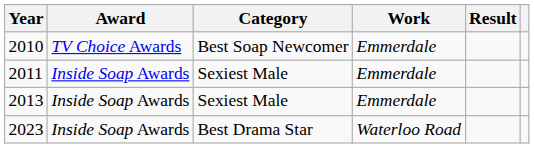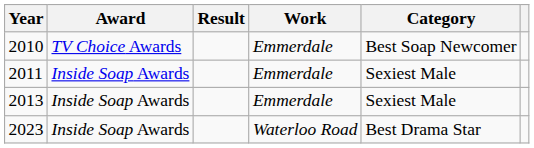columns swapped: (273, 18) <-> (493, 18)
